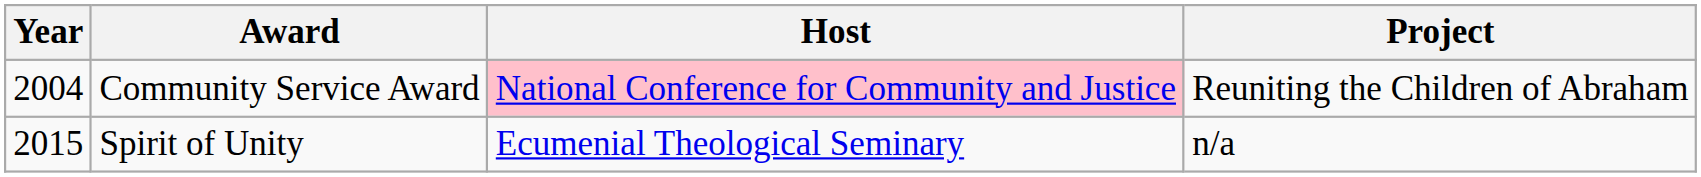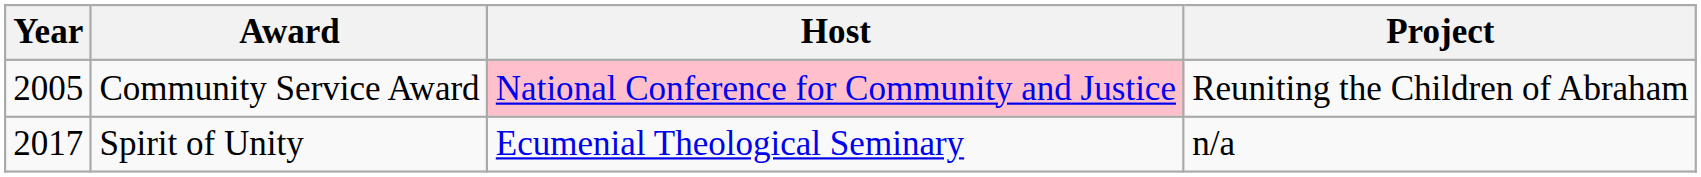(48, 87) 2004 -> (48, 87) 2005
(48, 143) 2015 -> (48, 143) 2017
